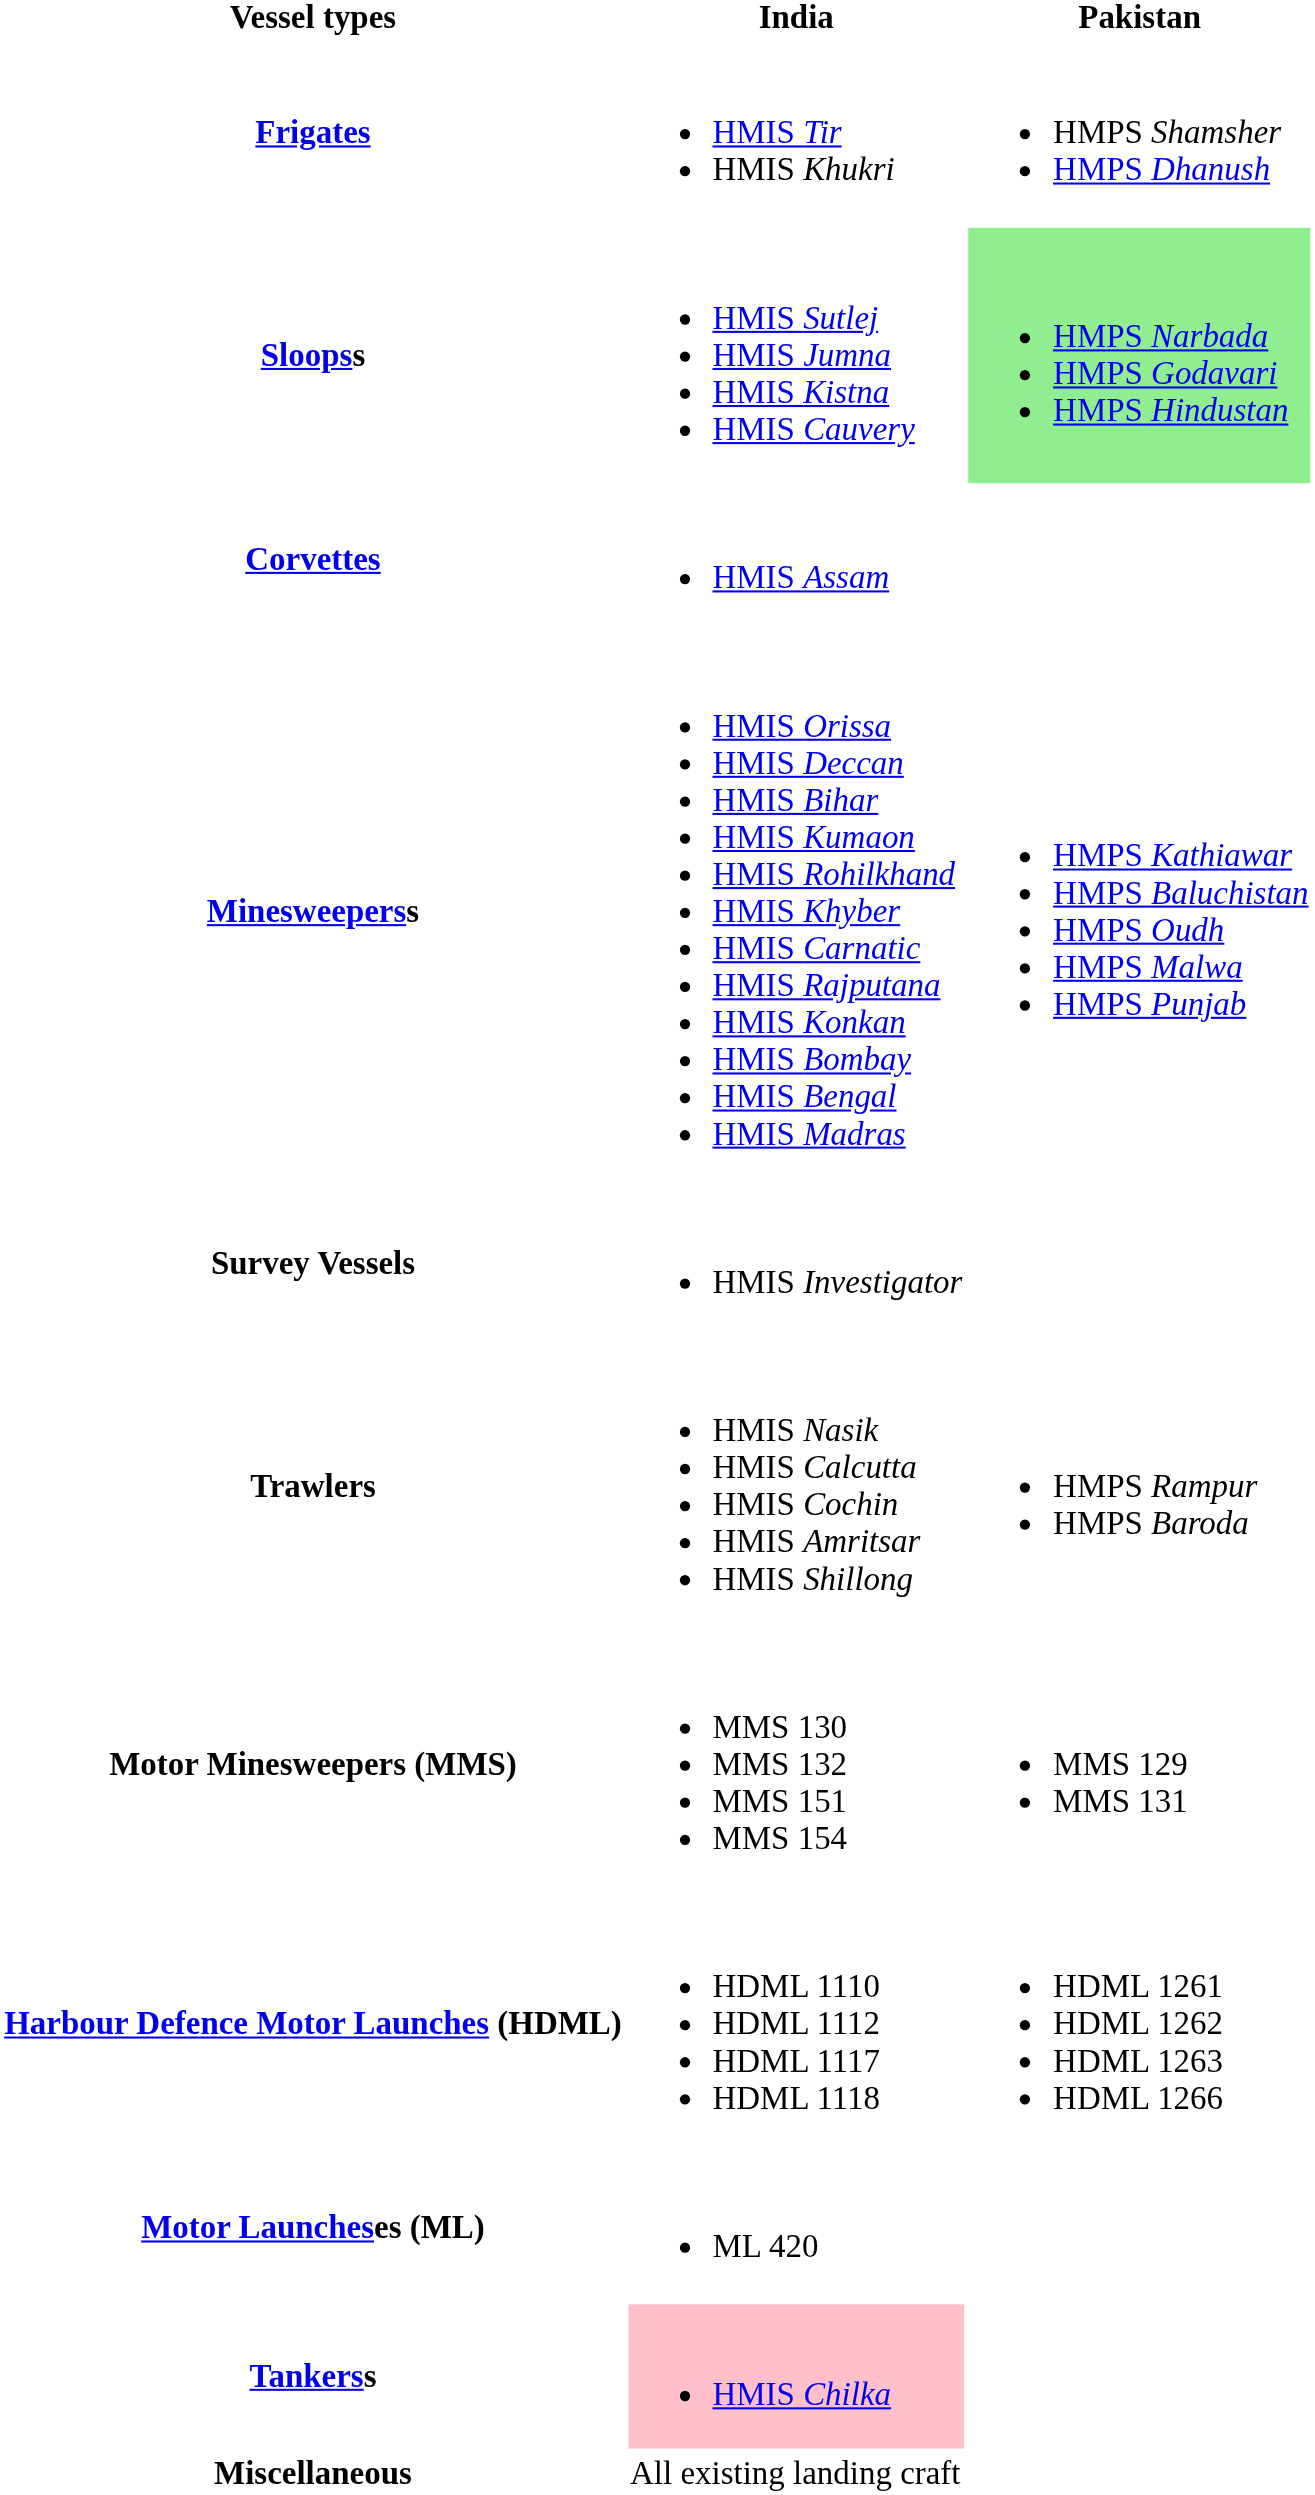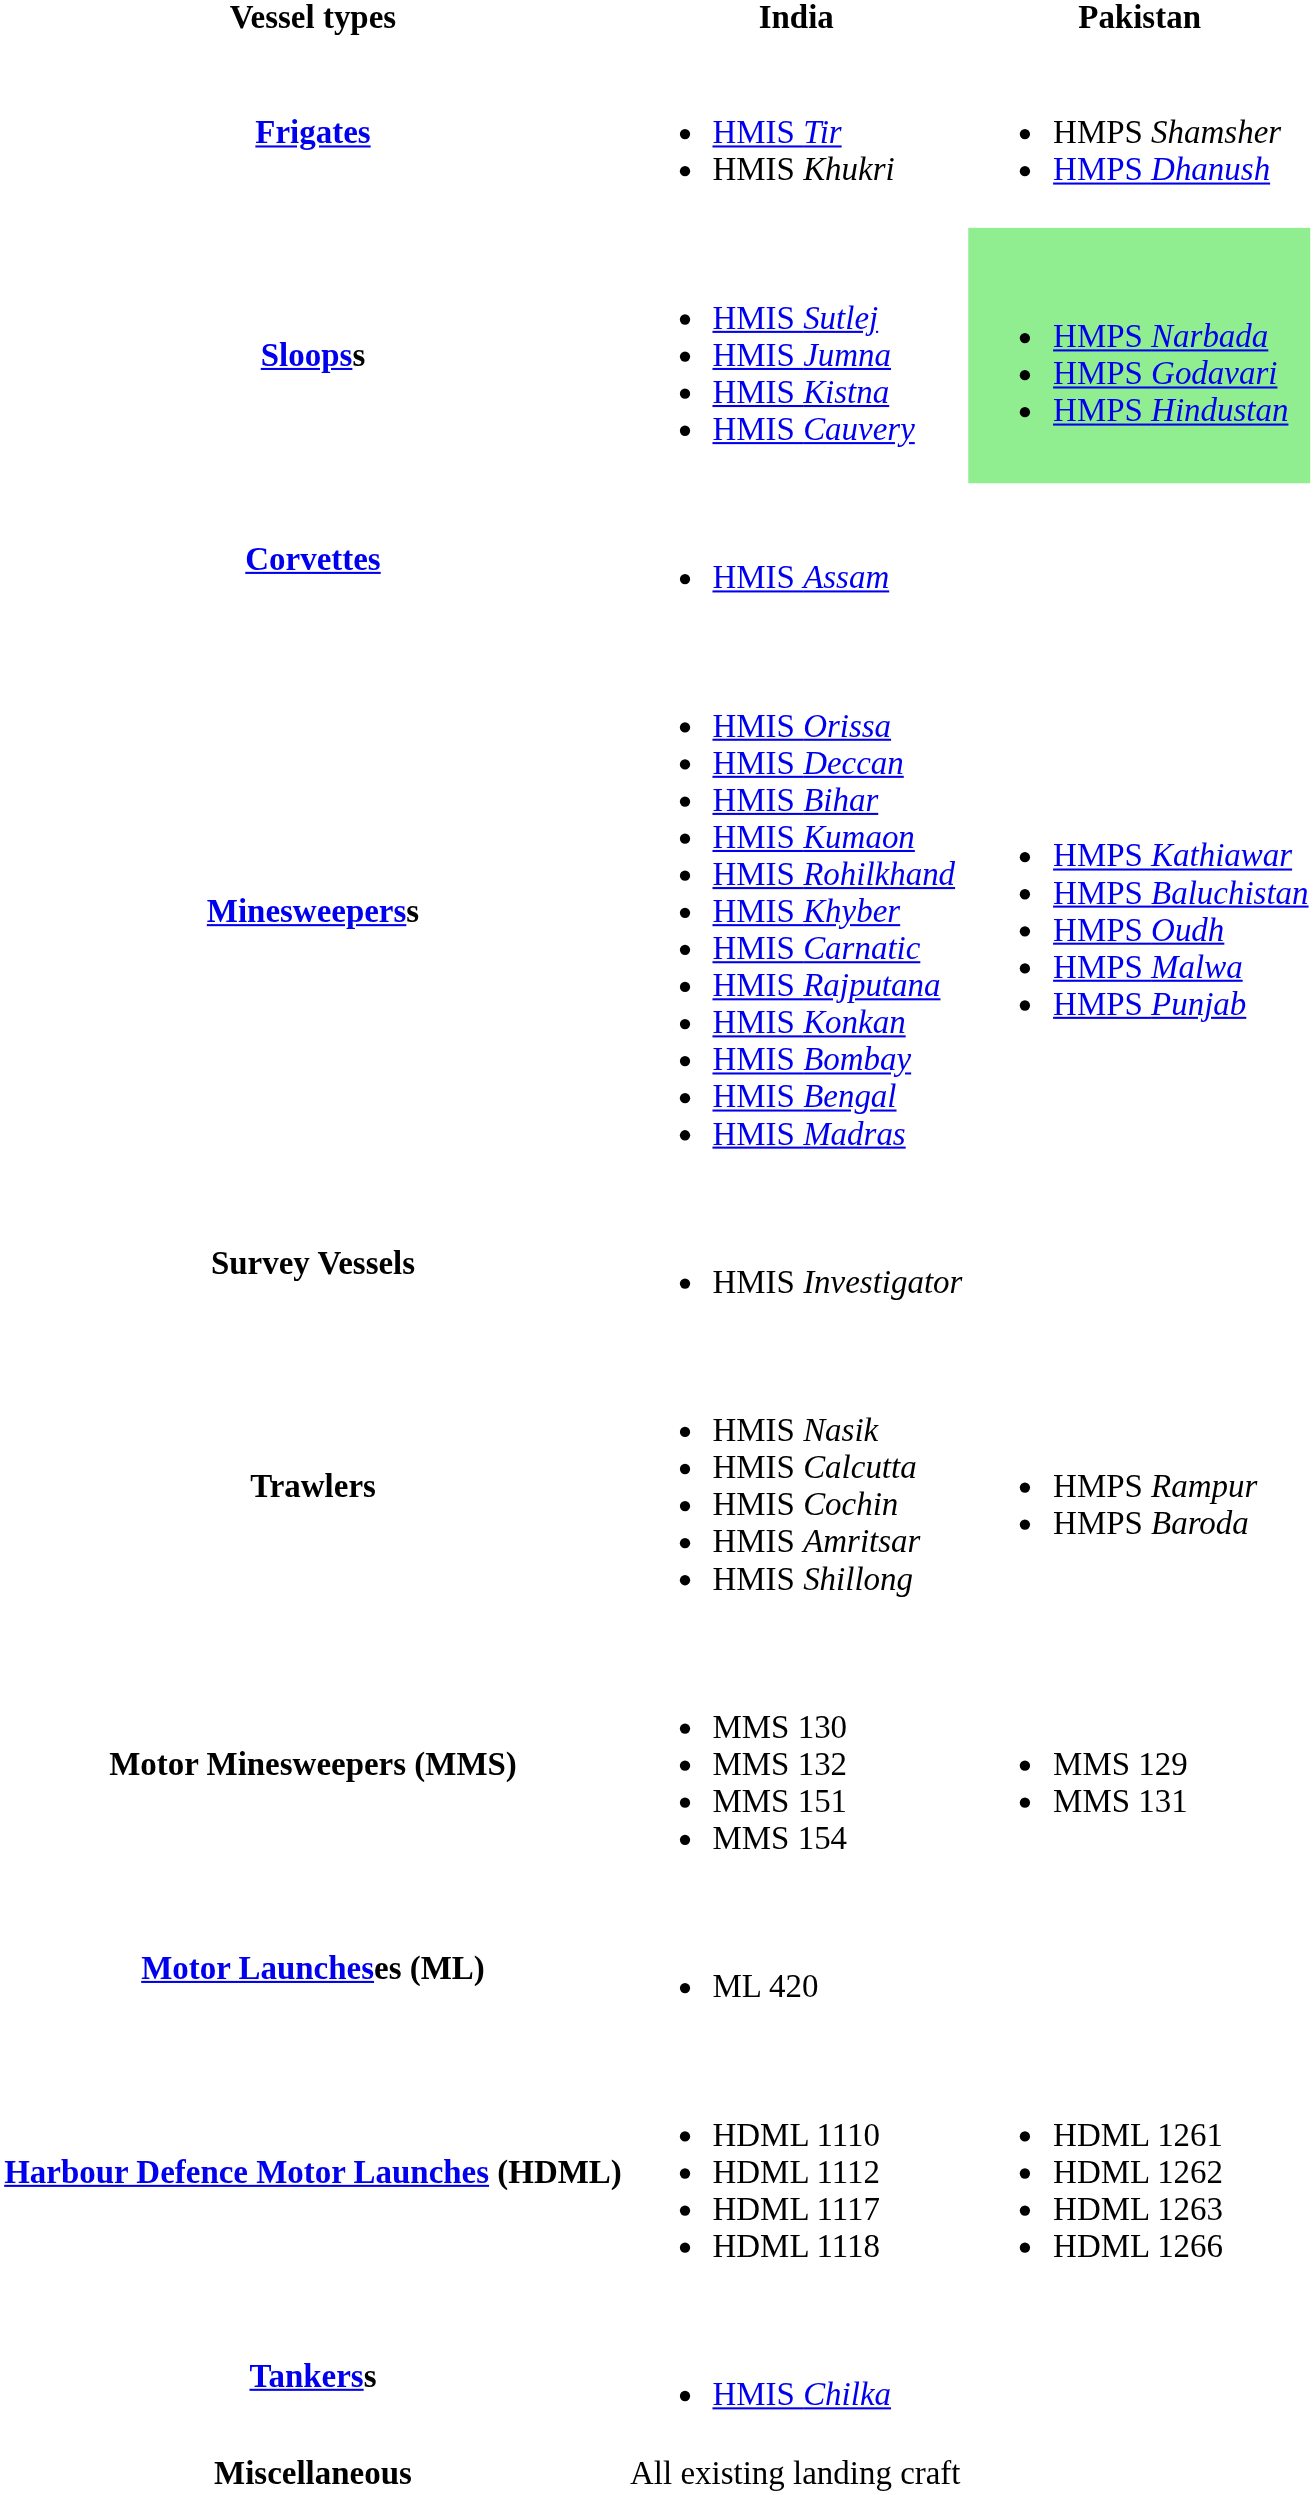rows swapped: (313, 2227) <-> (313, 2023)
(796, 2395) pink background -> (796, 2395) no background
